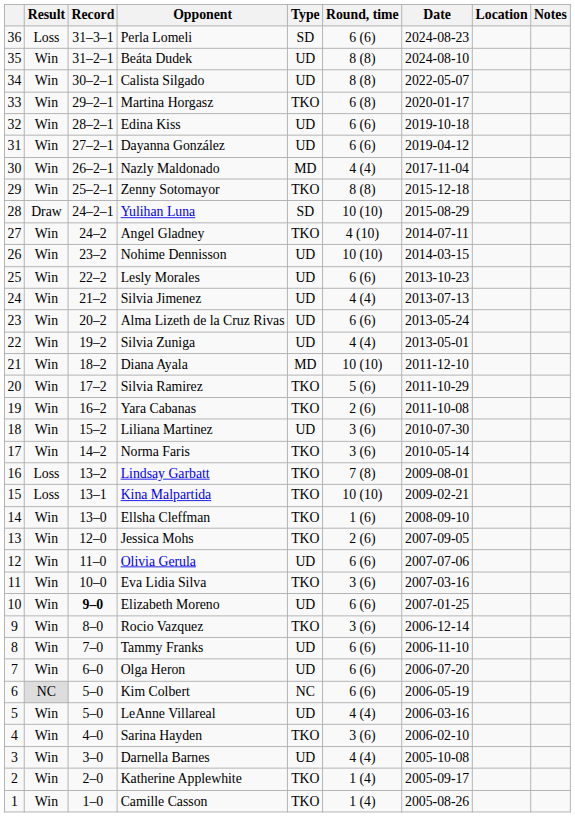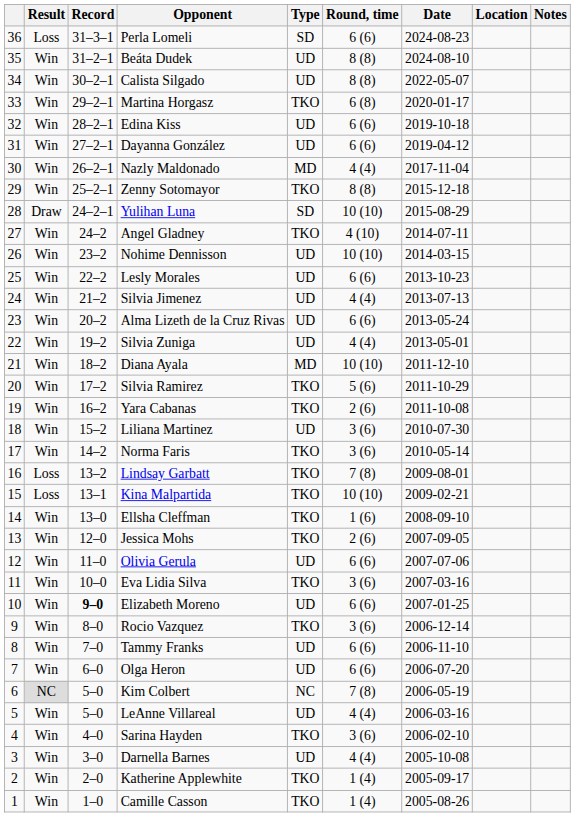(362, 691) 6 (6) -> (362, 691) 7 (8)
